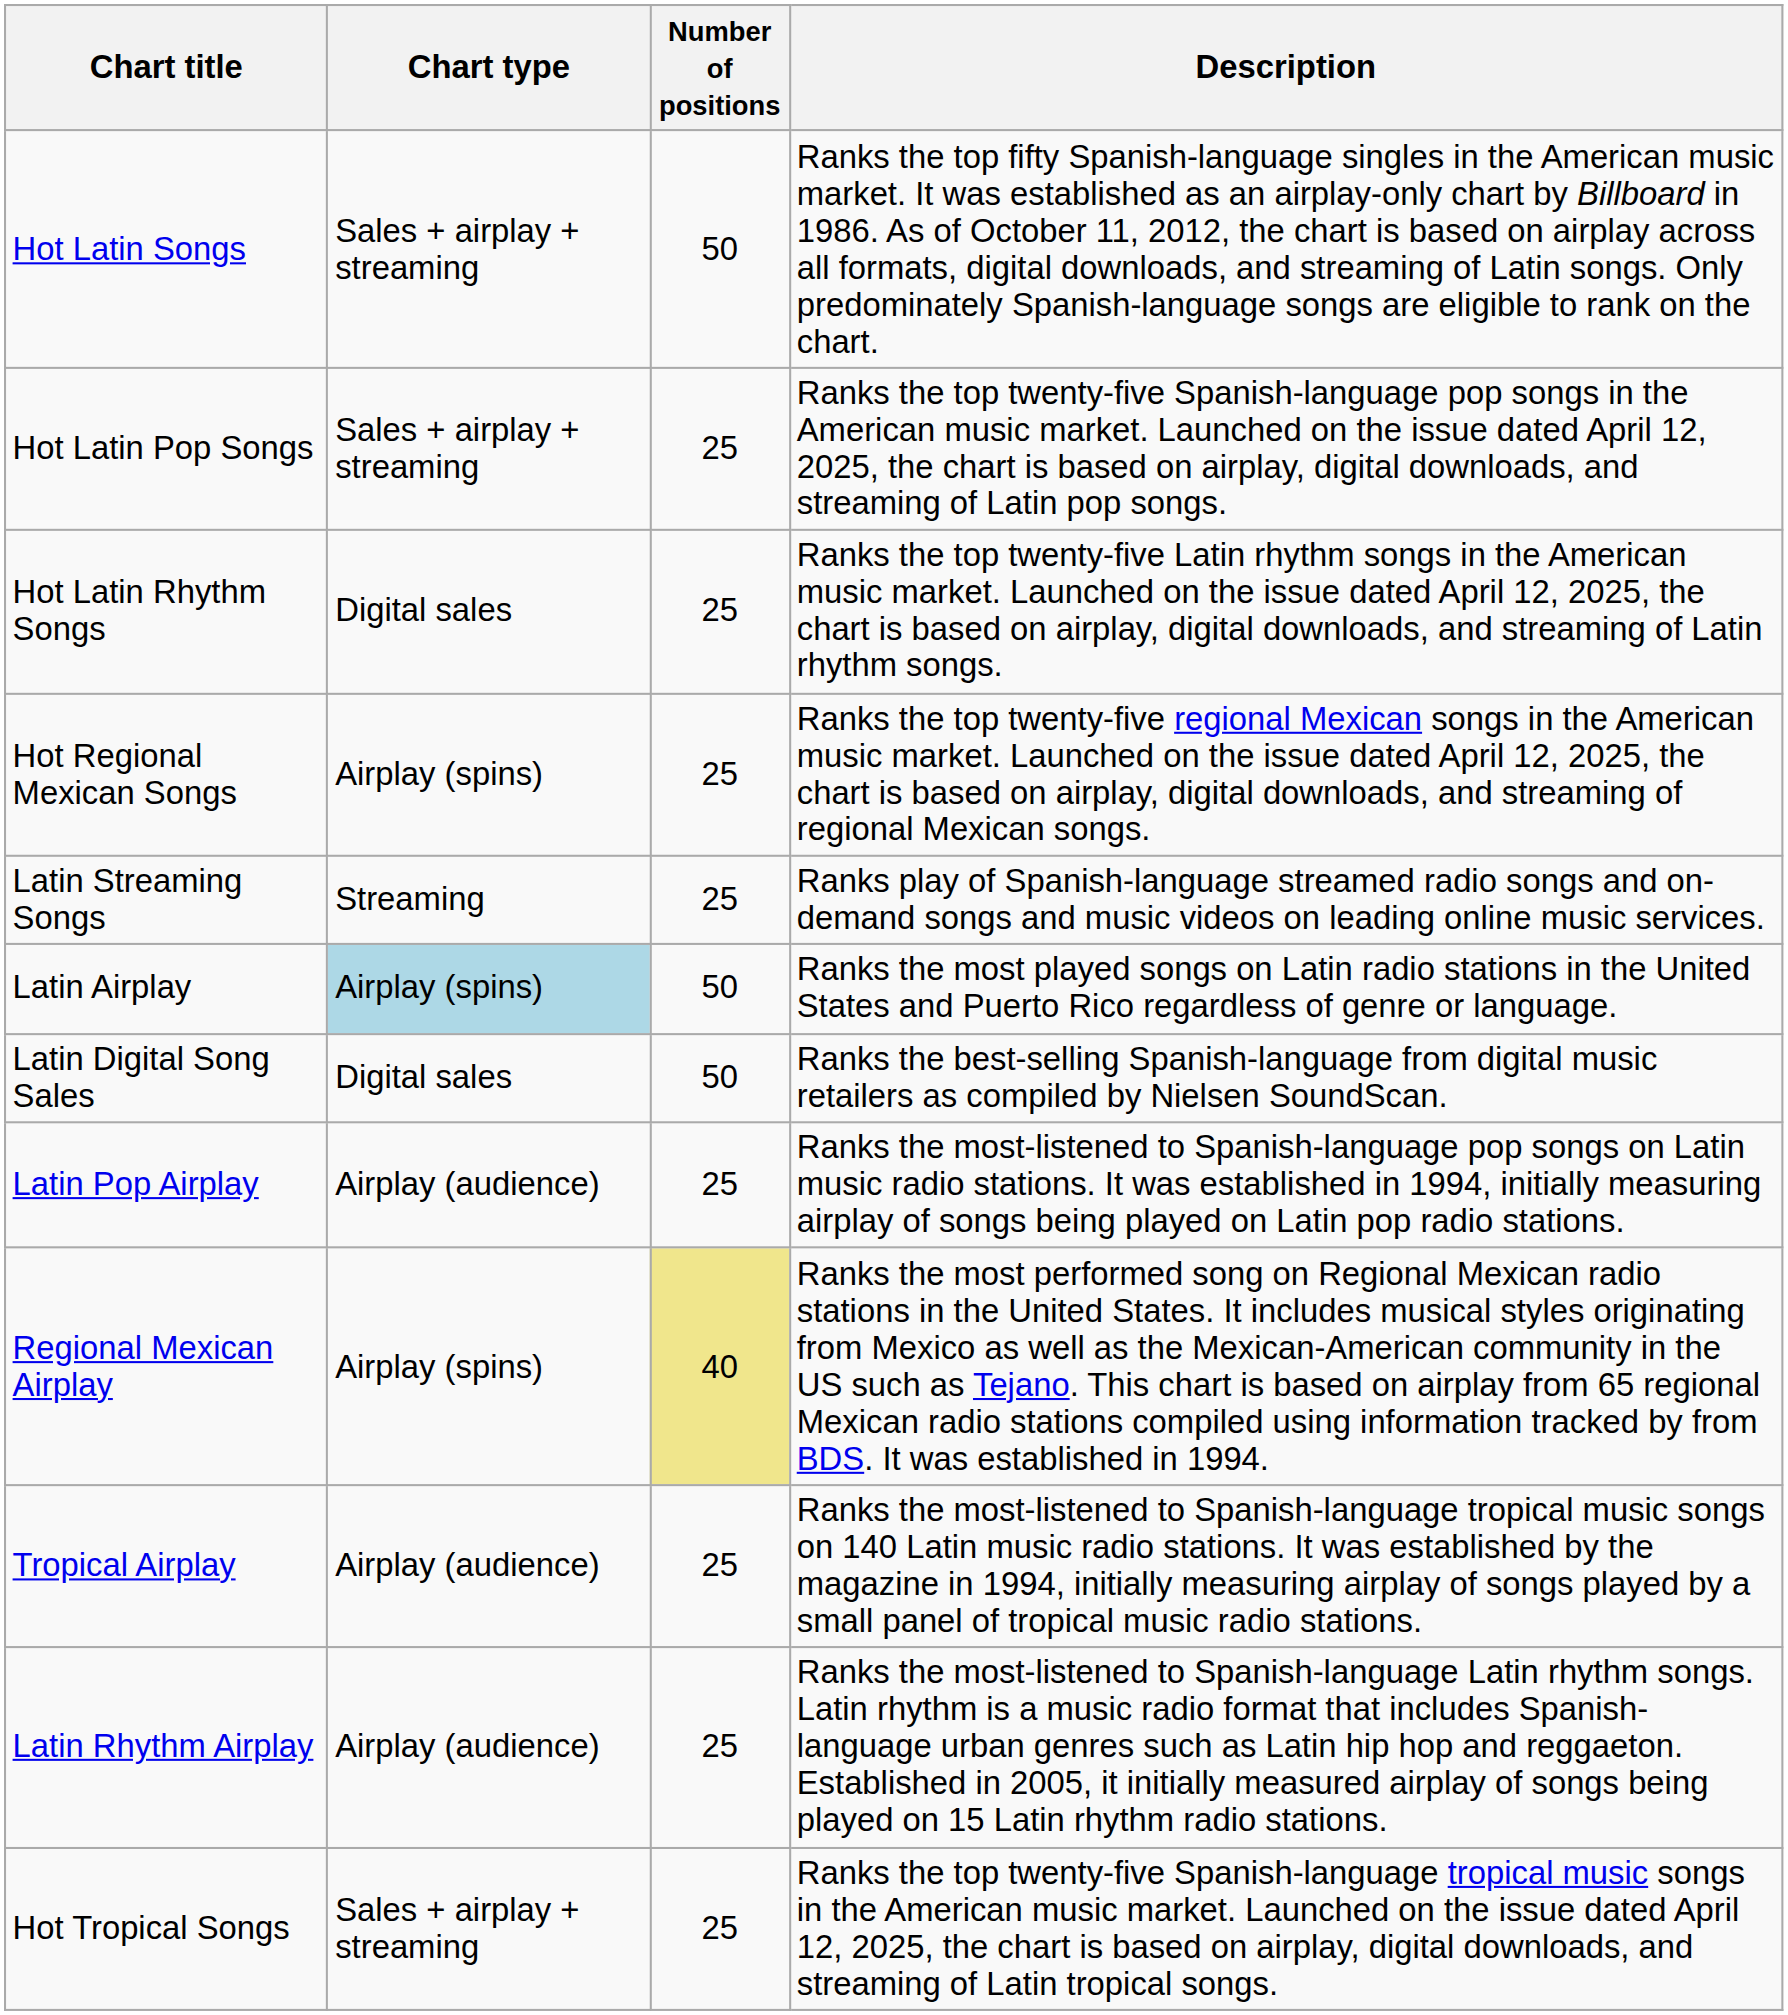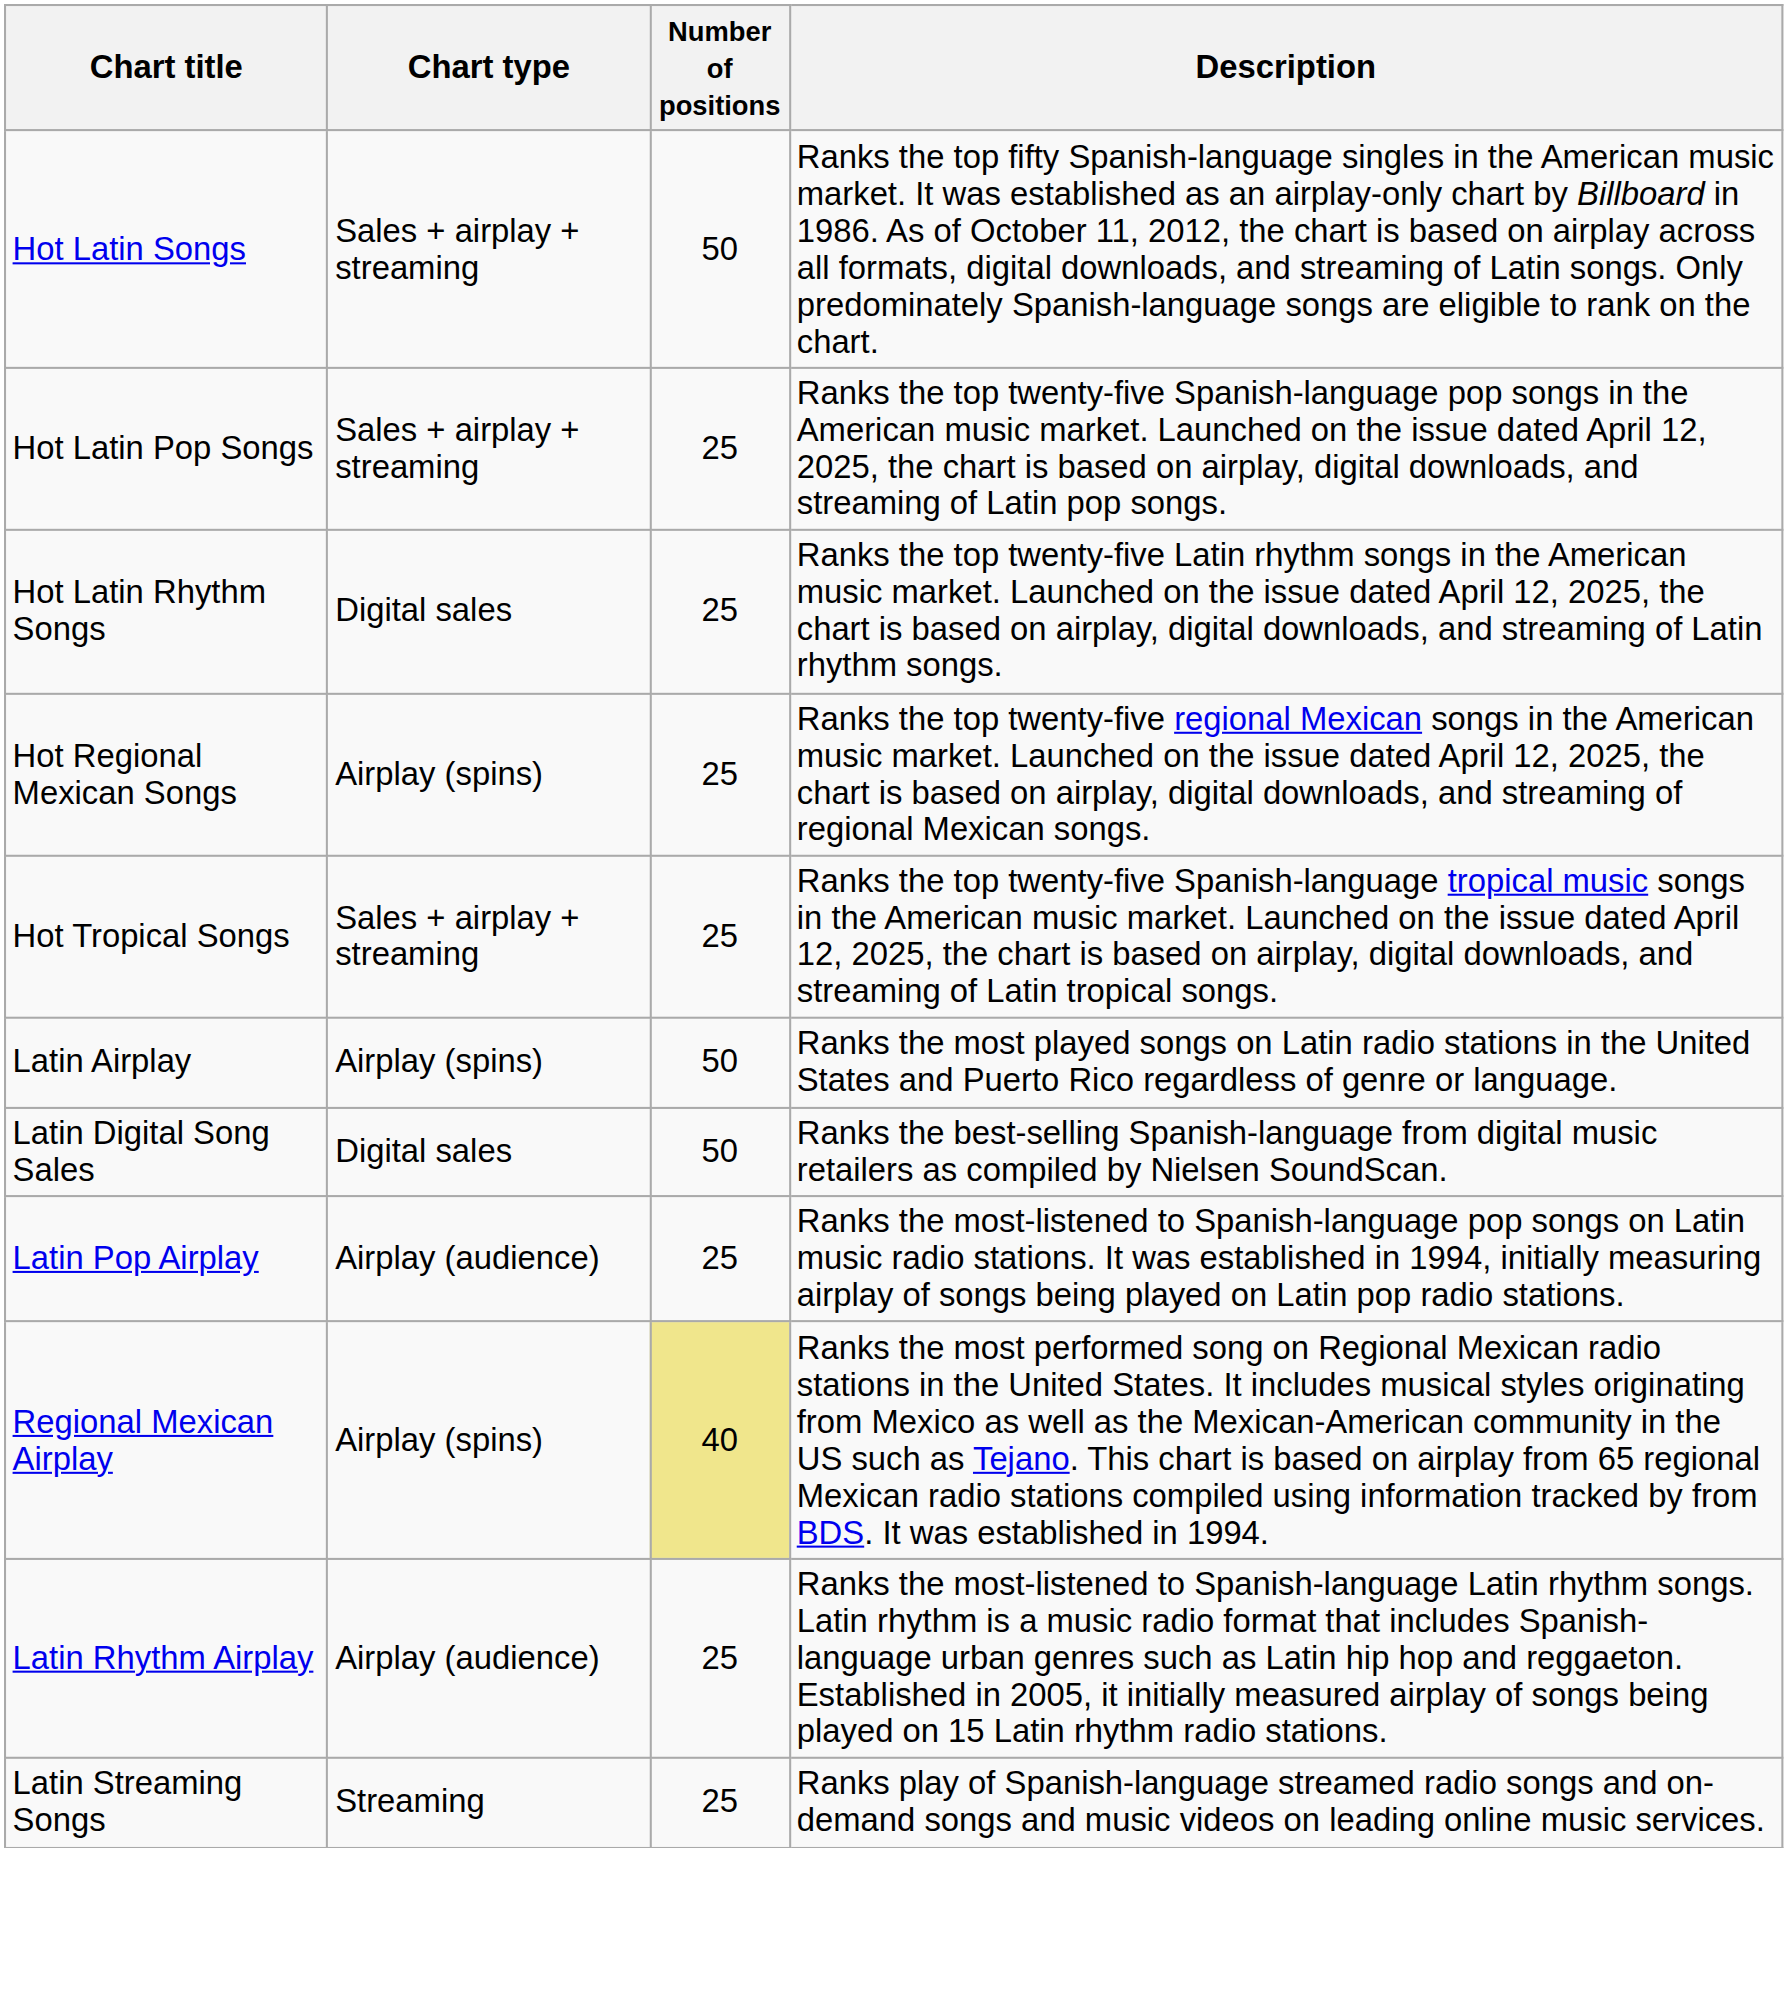rows swapped: (151, 1927) <-> (127, 899)
(439, 988) lightblue background -> (439, 1062) no background
- row: (124, 1565)
